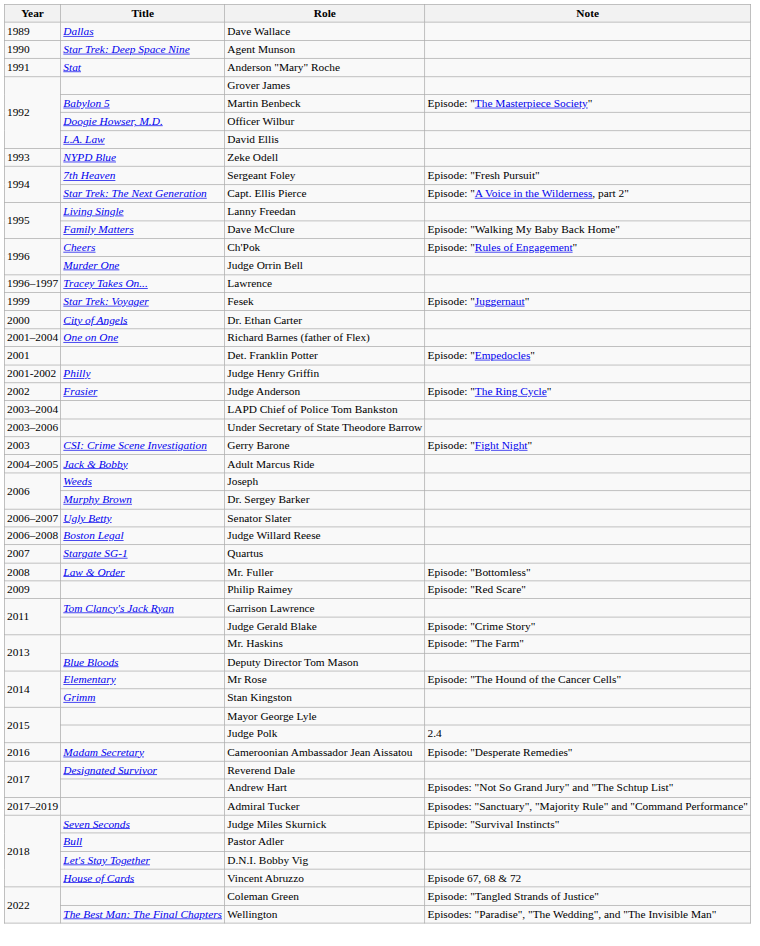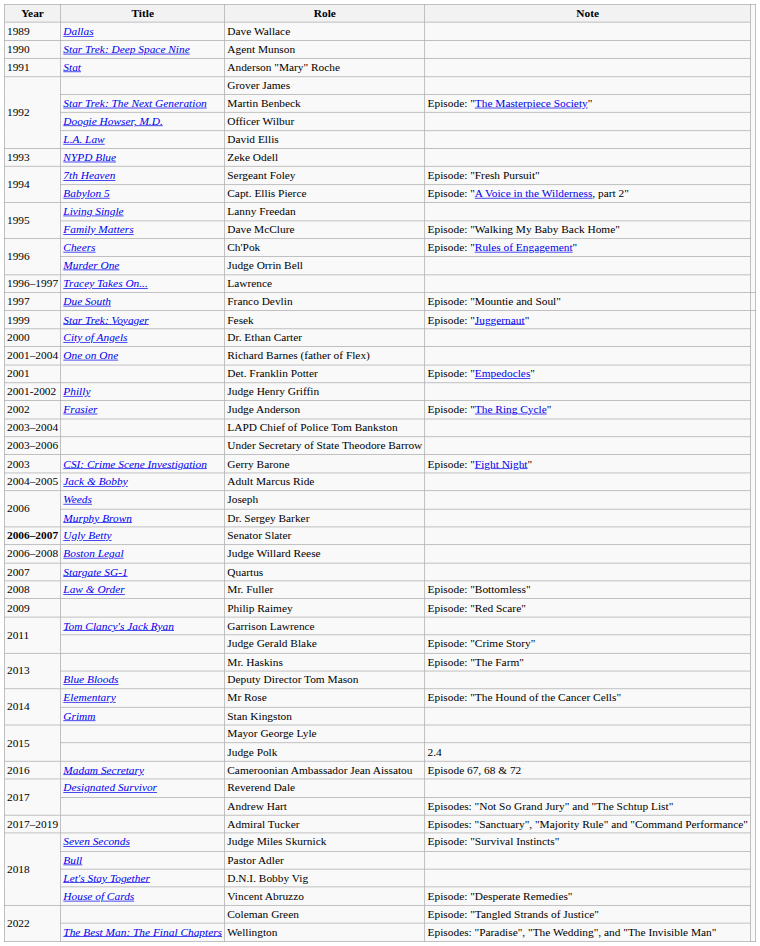(87, 103) Babylon 5 -> (135, 103) Star Trek: The Next Generation
(135, 193) Star Trek: The Next Generation -> (87, 193) Babylon 5
+ row: (260, 301)
(33, 517) normal -> (33, 535) bold
(500, 752) Episode: "Desperate Remedies" -> (474, 770) Episode 67, 68 & 72
(474, 878) Episode 67, 68 & 72 -> (500, 896) Episode: "Desperate Remedies"
